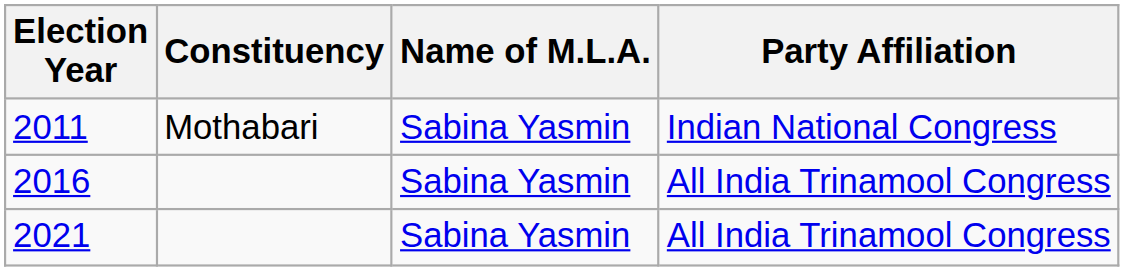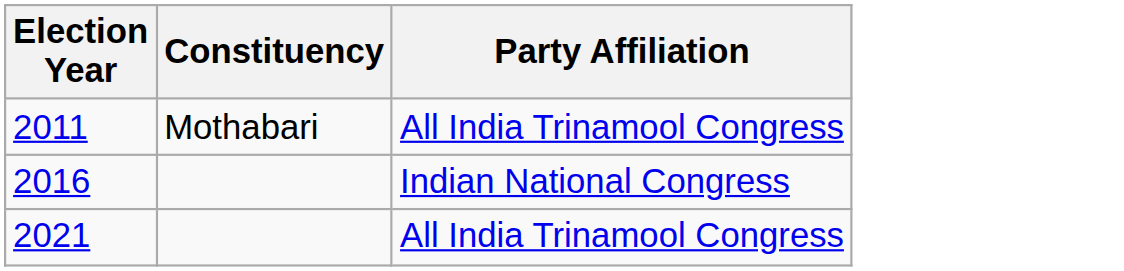- column: (525, 51)
(862, 126) Indian National Congress -> (622, 126) All India Trinamool Congress
(889, 181) All India Trinamool Congress -> (595, 181) Indian National Congress
